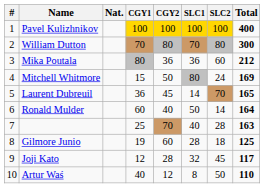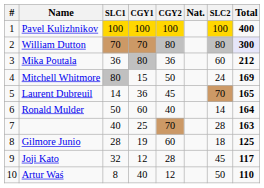columns swapped: (114, 12) <-> (194, 13)
(246, 45) no background -> (246, 45) lavender background
